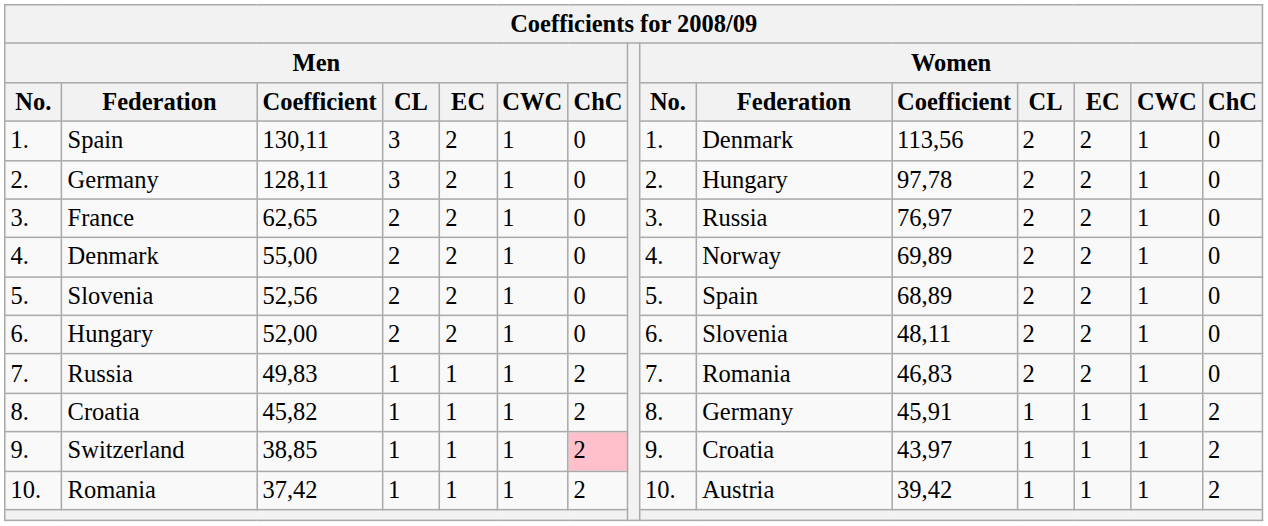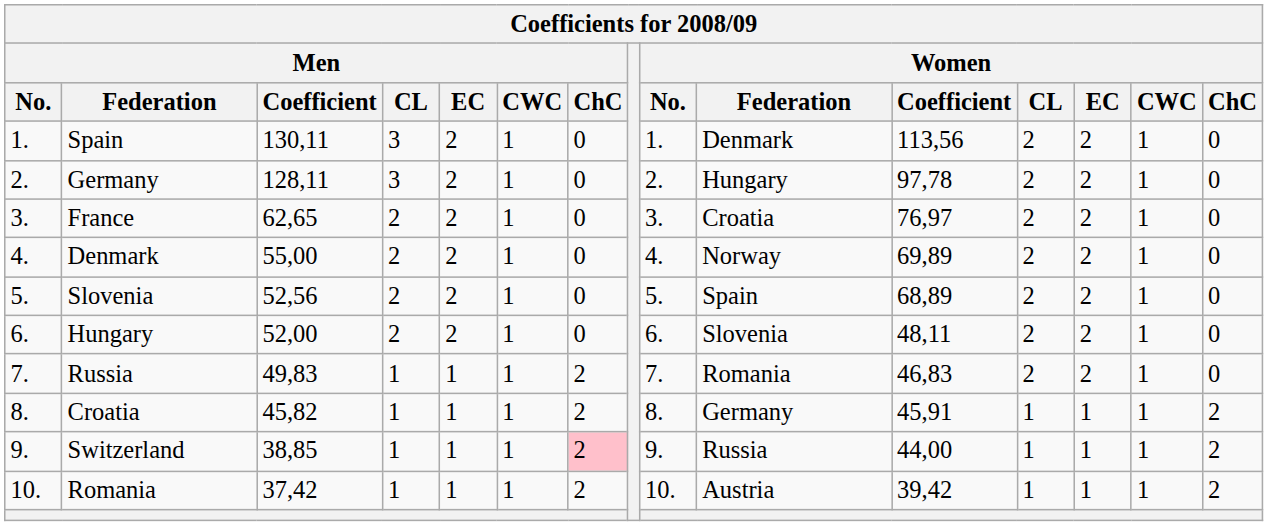(735, 218) Russia -> (738, 218) Croatia
(738, 450) Croatia -> (735, 450) Russia
(925, 450) 43,97 -> (925, 450) 44,00
